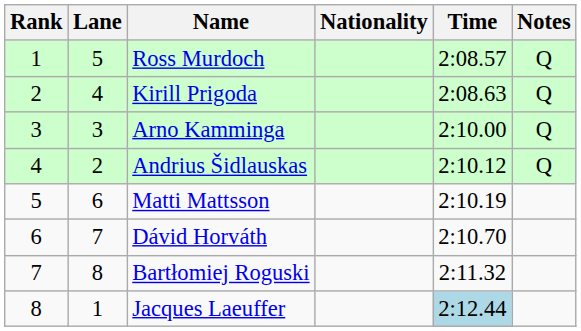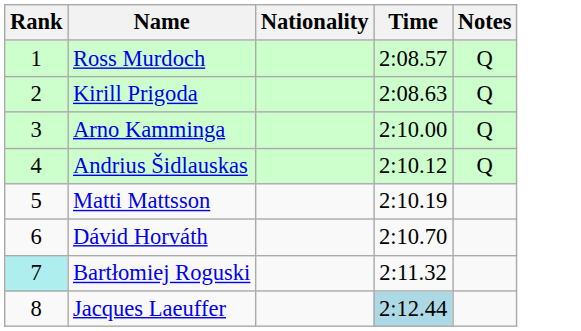- column: (97, 22)
(36, 272) no background -> (36, 272) paleturquoise background
